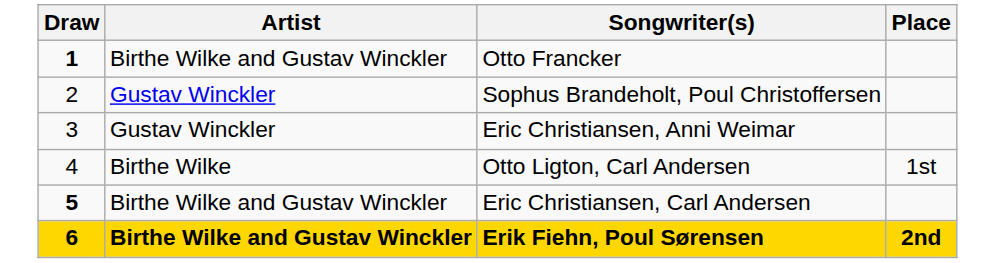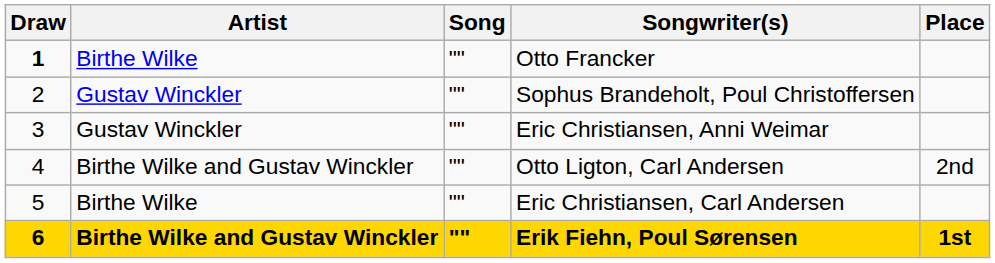+ column: (477, 22)
(279, 58) Birthe Wilke and Gustav Winckler -> (137, 58) Birthe Wilke
(171, 166) Birthe Wilke -> (245, 166) Birthe Wilke and Gustav Winckler
(921, 166) 1st -> (955, 166) 2nd
(72, 202) bold -> (38, 202) normal
(279, 202) Birthe Wilke and Gustav Winckler -> (137, 202) Birthe Wilke
(921, 238) 2nd -> (955, 238) 1st
